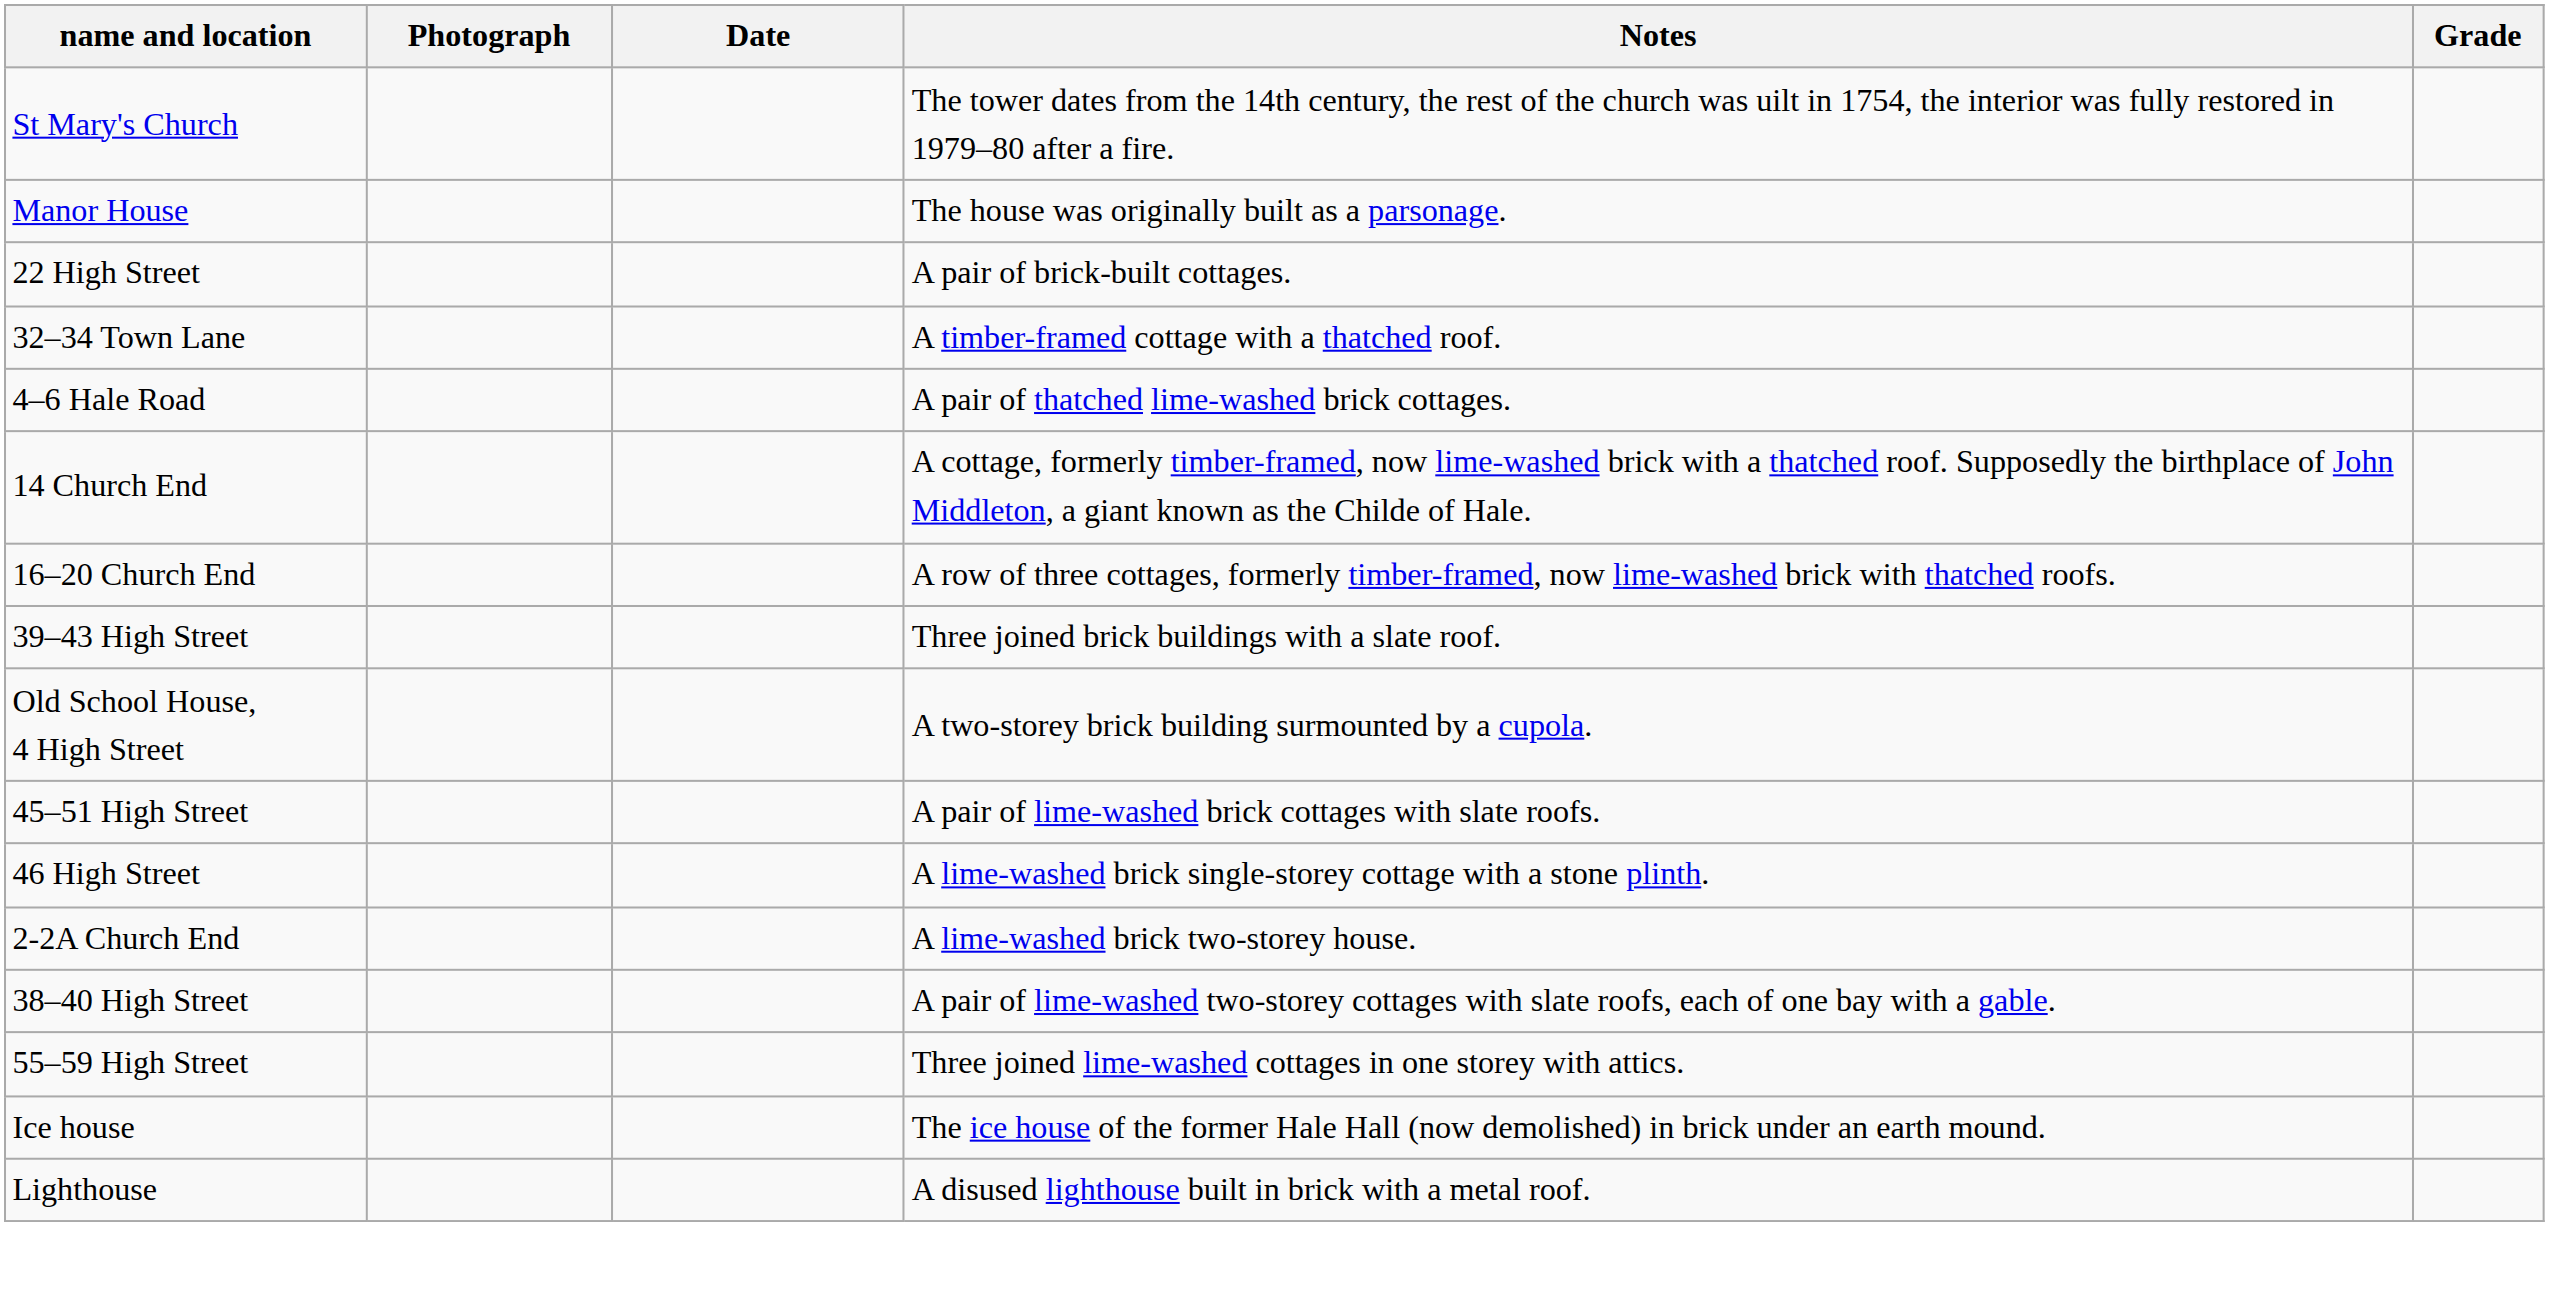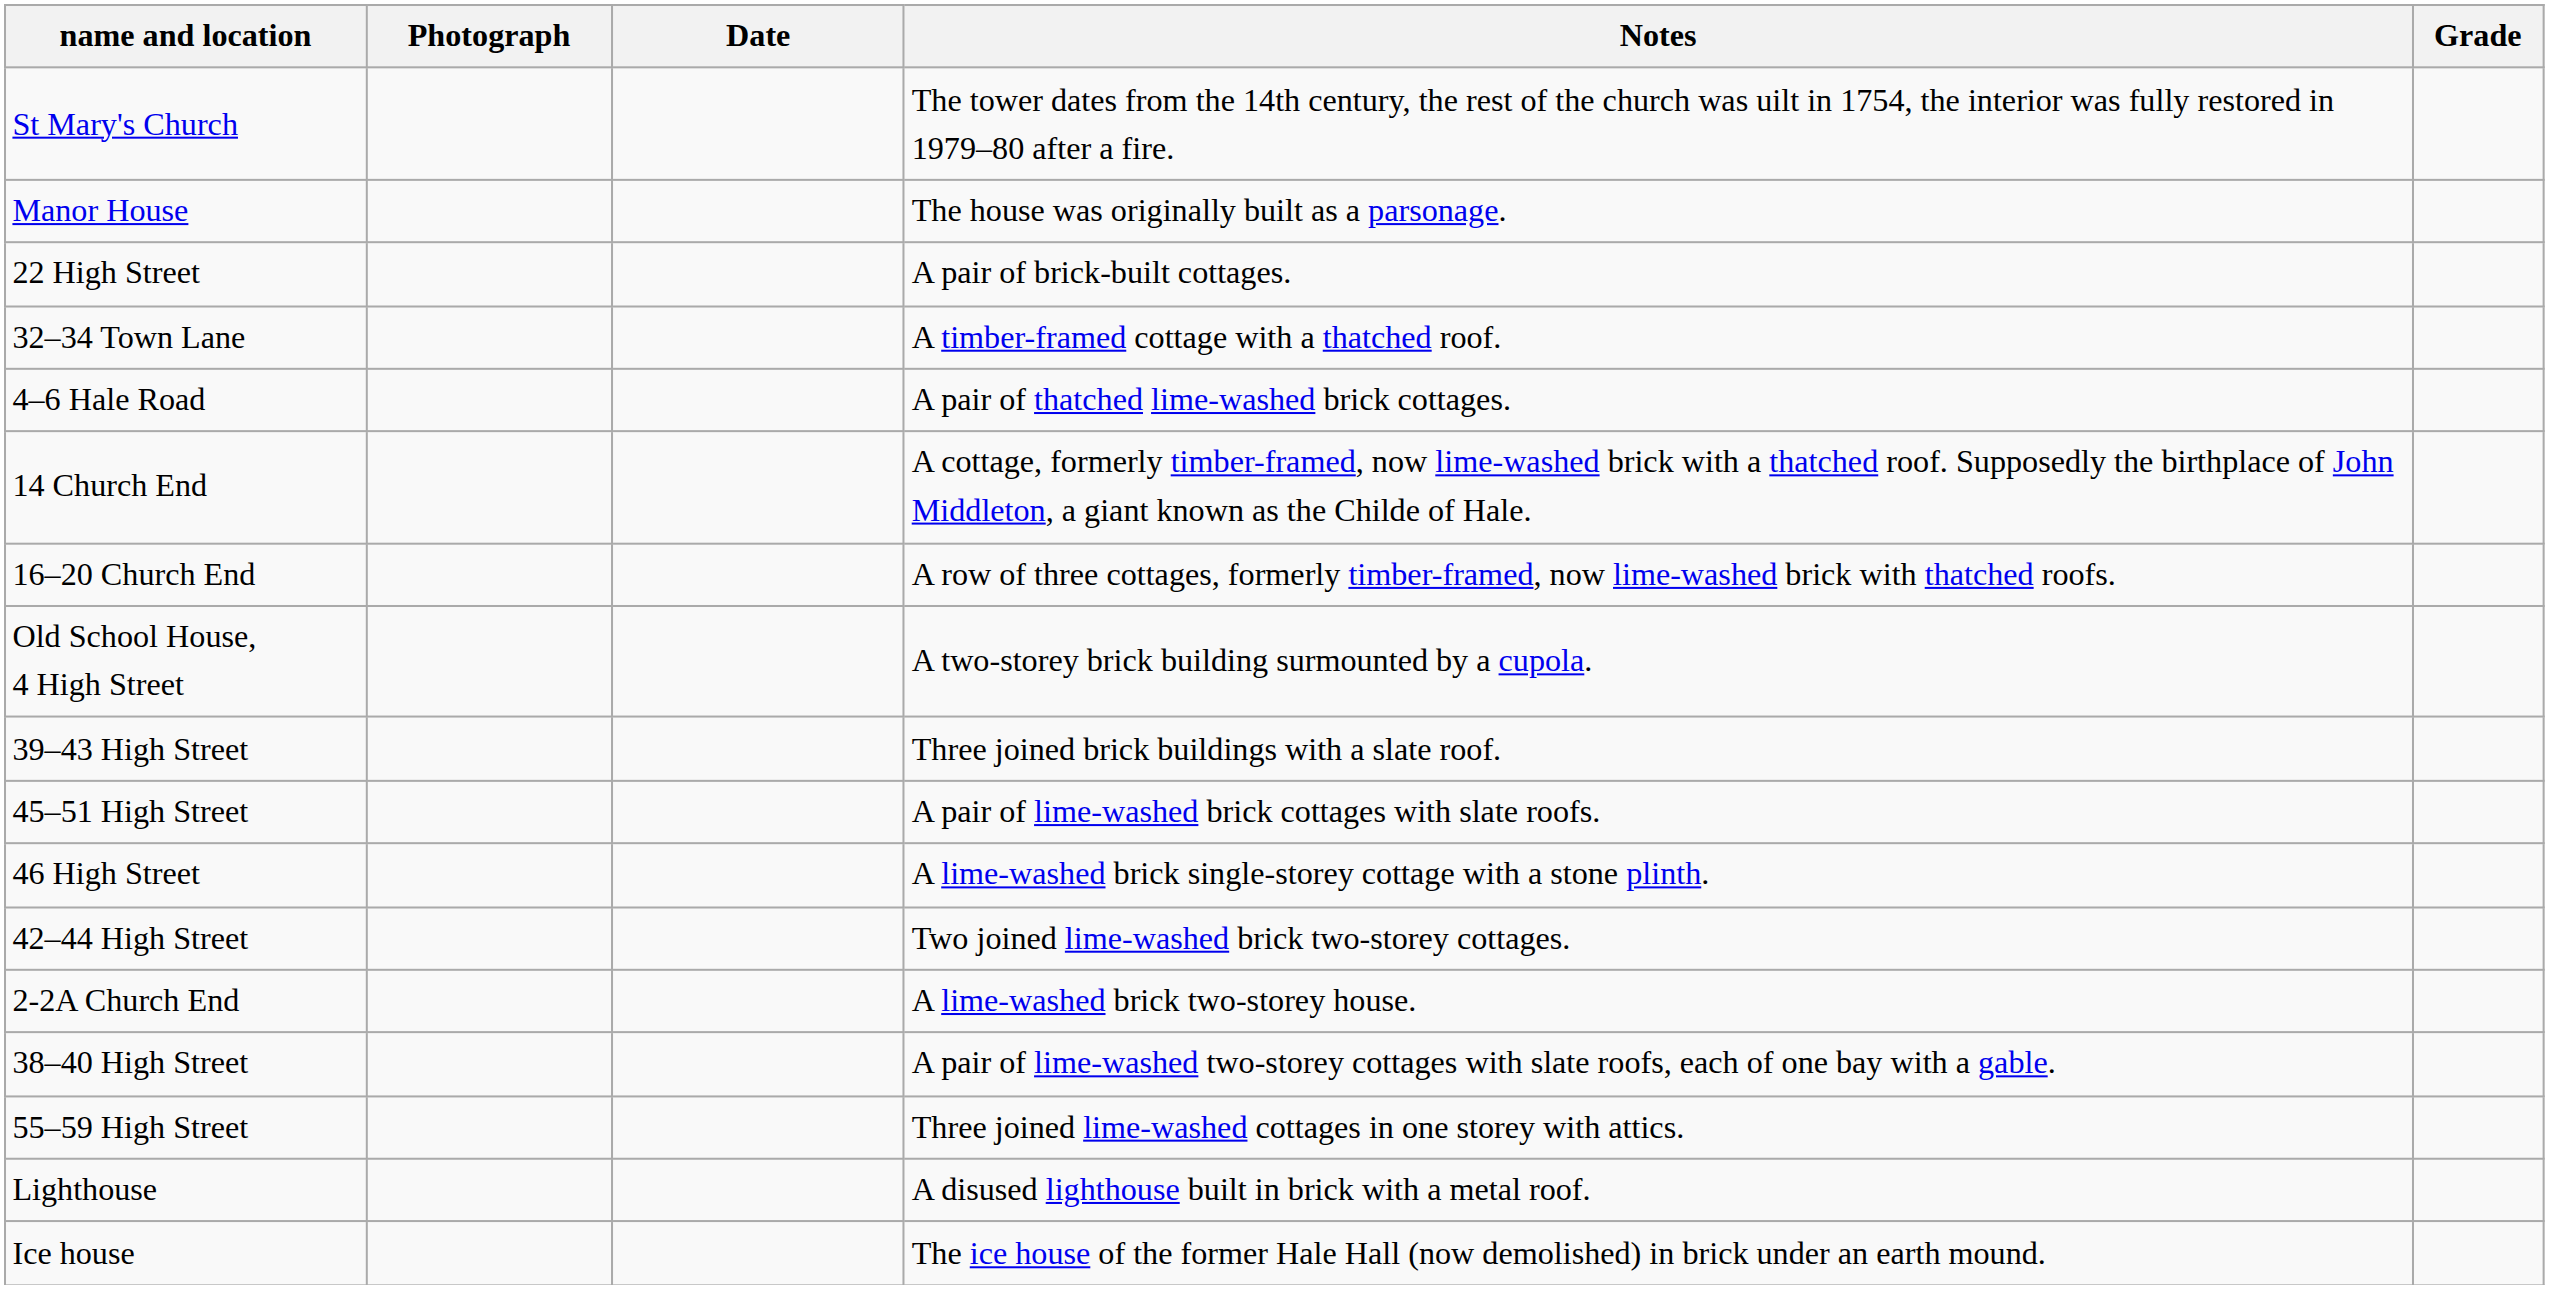rows swapped: (134, 724) <-> (130, 637)
+ row: (130, 937)
rows swapped: (74, 1126) <-> (85, 1189)
